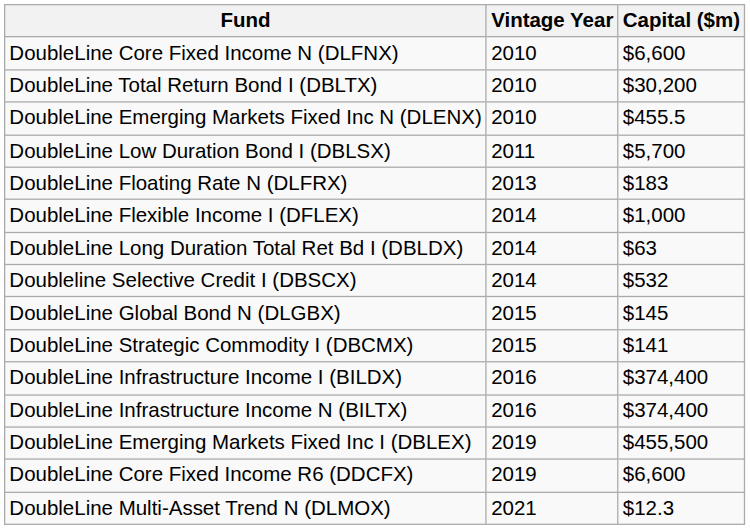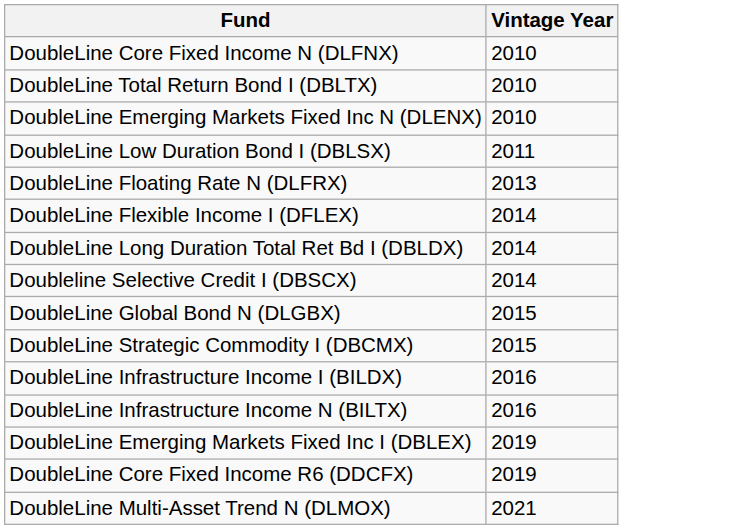- column: (681, 20)
